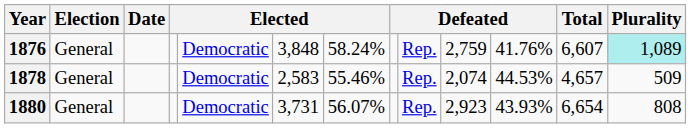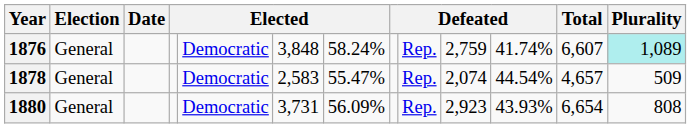(524, 48) 41.76% -> (524, 48) 41.74%
(356, 78) 55.46% -> (356, 78) 55.47%
(524, 78) 44.53% -> (524, 78) 44.54%
(356, 107) 56.07% -> (356, 107) 56.09%
